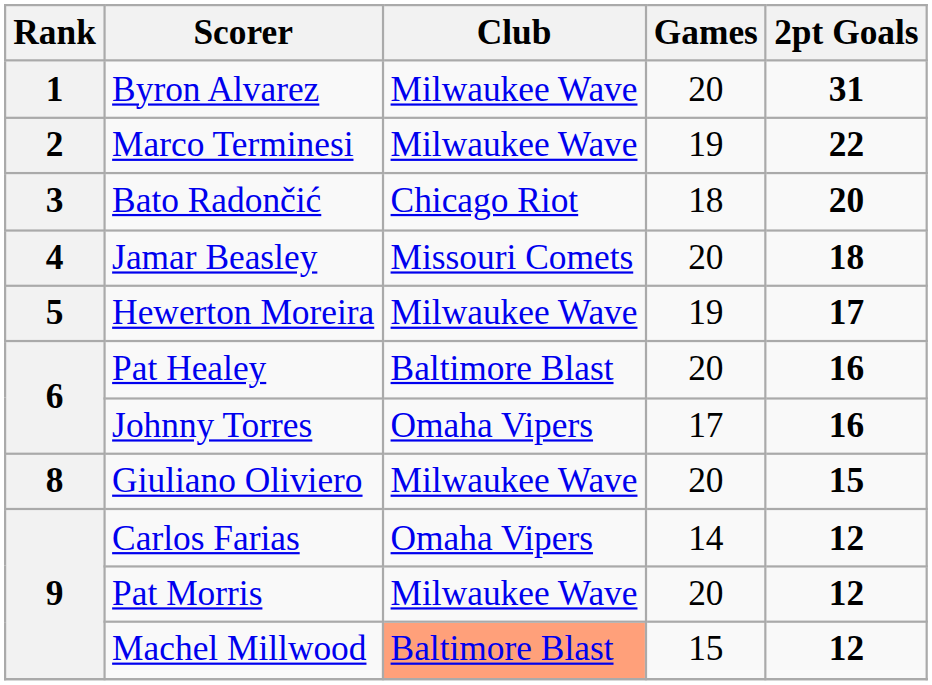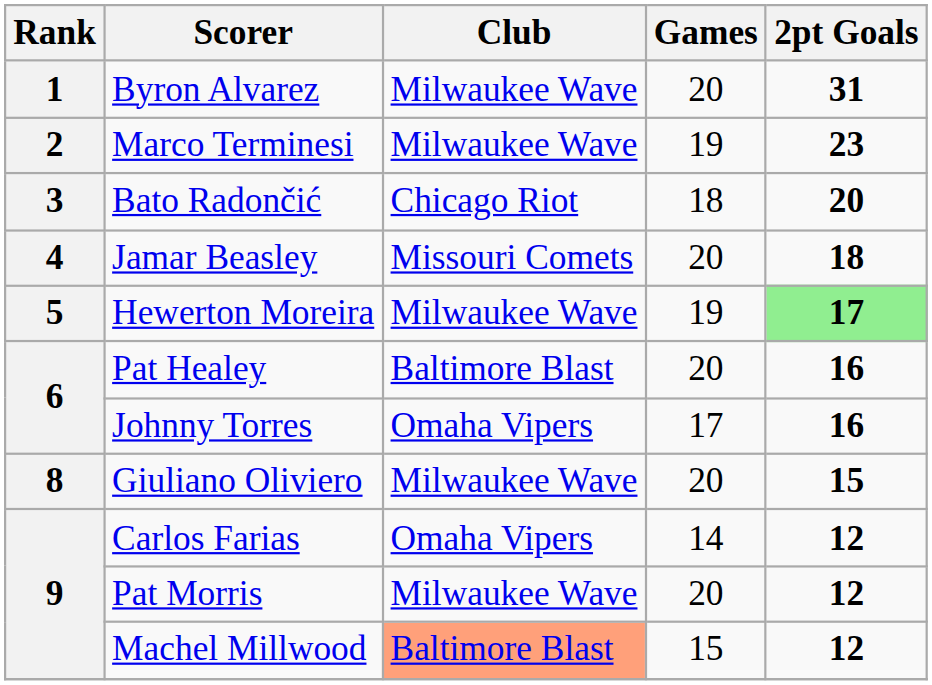(846, 144) 22 -> (846, 144) 23
(846, 312) no background -> (846, 312) lightgreen background
